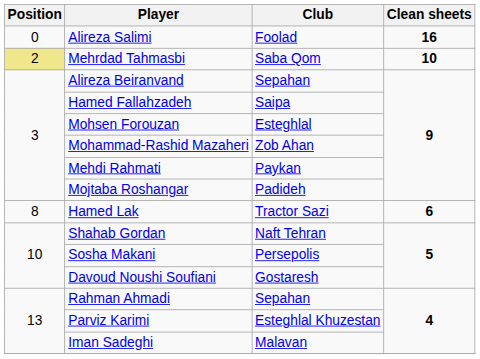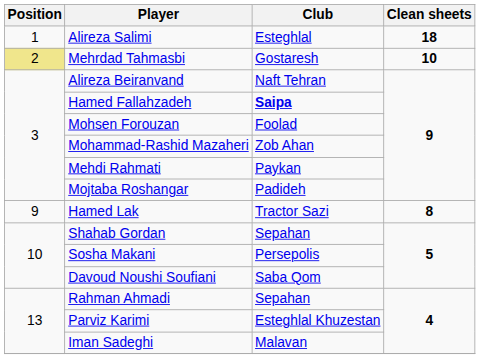(35, 37) 0 -> (35, 37) 1
(276, 37) Foolad -> (283, 37) Esteghlal
(429, 37) 16 -> (429, 37) 18
(288, 59) Saba Qom -> (287, 59) Gostaresh
(283, 80) Sepahan -> (290, 80) Naft Tehran
(273, 102) normal -> (273, 102) bold
(283, 124) Esteghlal -> (276, 124) Foolad
(35, 211) 8 -> (35, 211) 9
(429, 211) 6 -> (429, 211) 8
(290, 233) Naft Tehran -> (283, 233) Sepahan
(287, 277) Gostaresh -> (288, 277) Saba Qom
